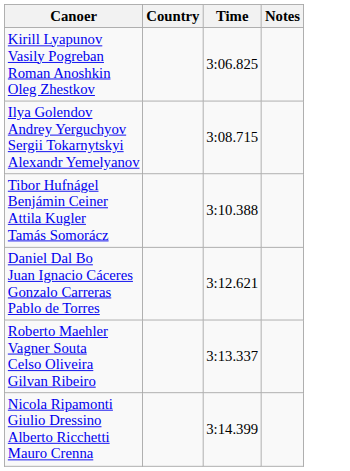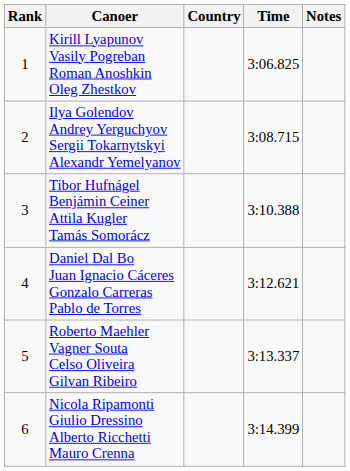+ column: (25, 16)
